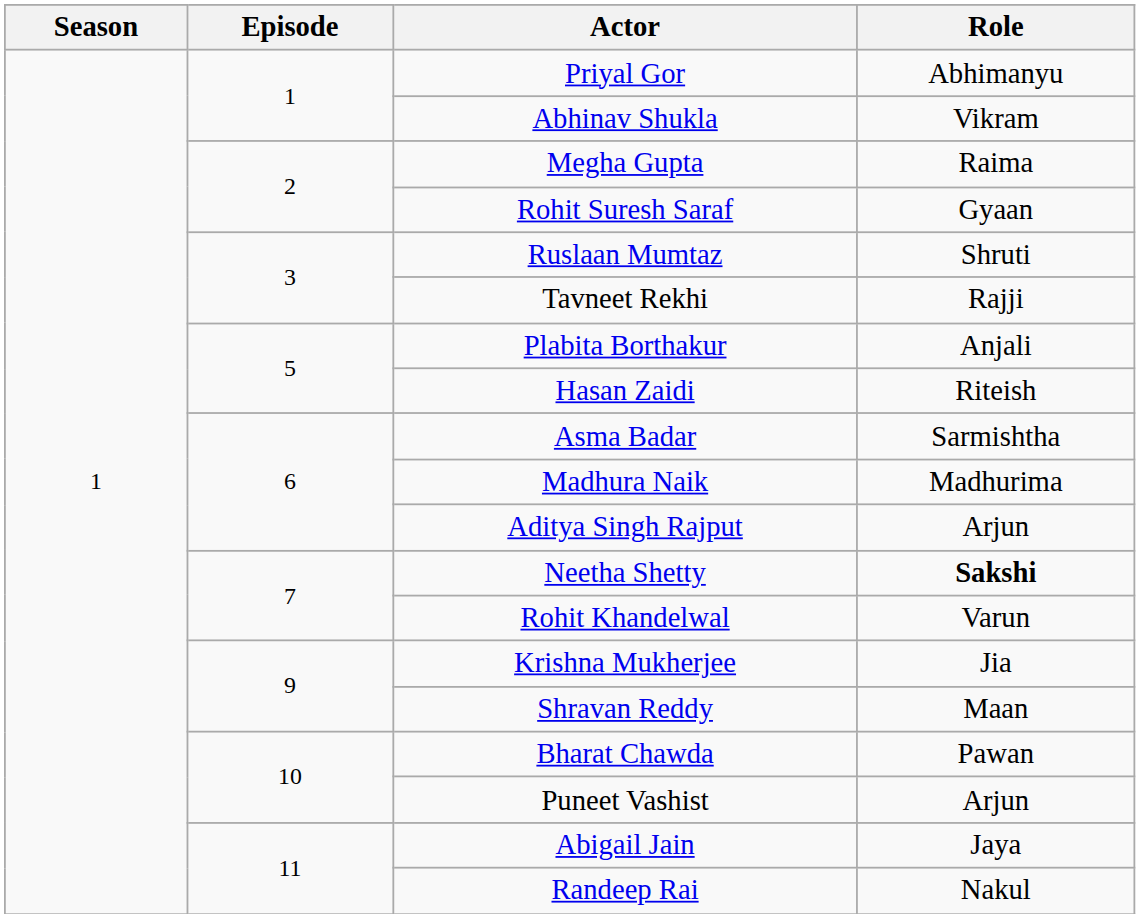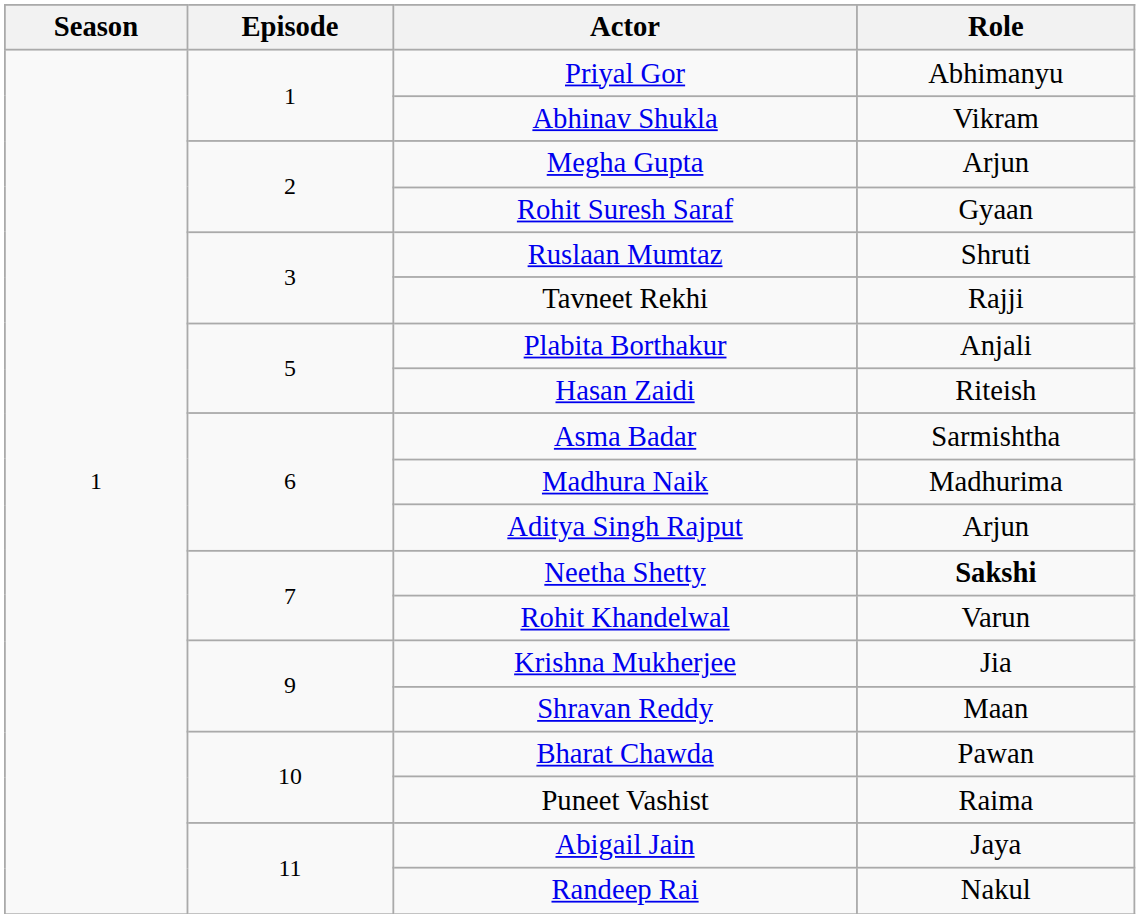(996, 163) Raima -> (996, 163) Arjun
(996, 799) Arjun -> (996, 799) Raima
